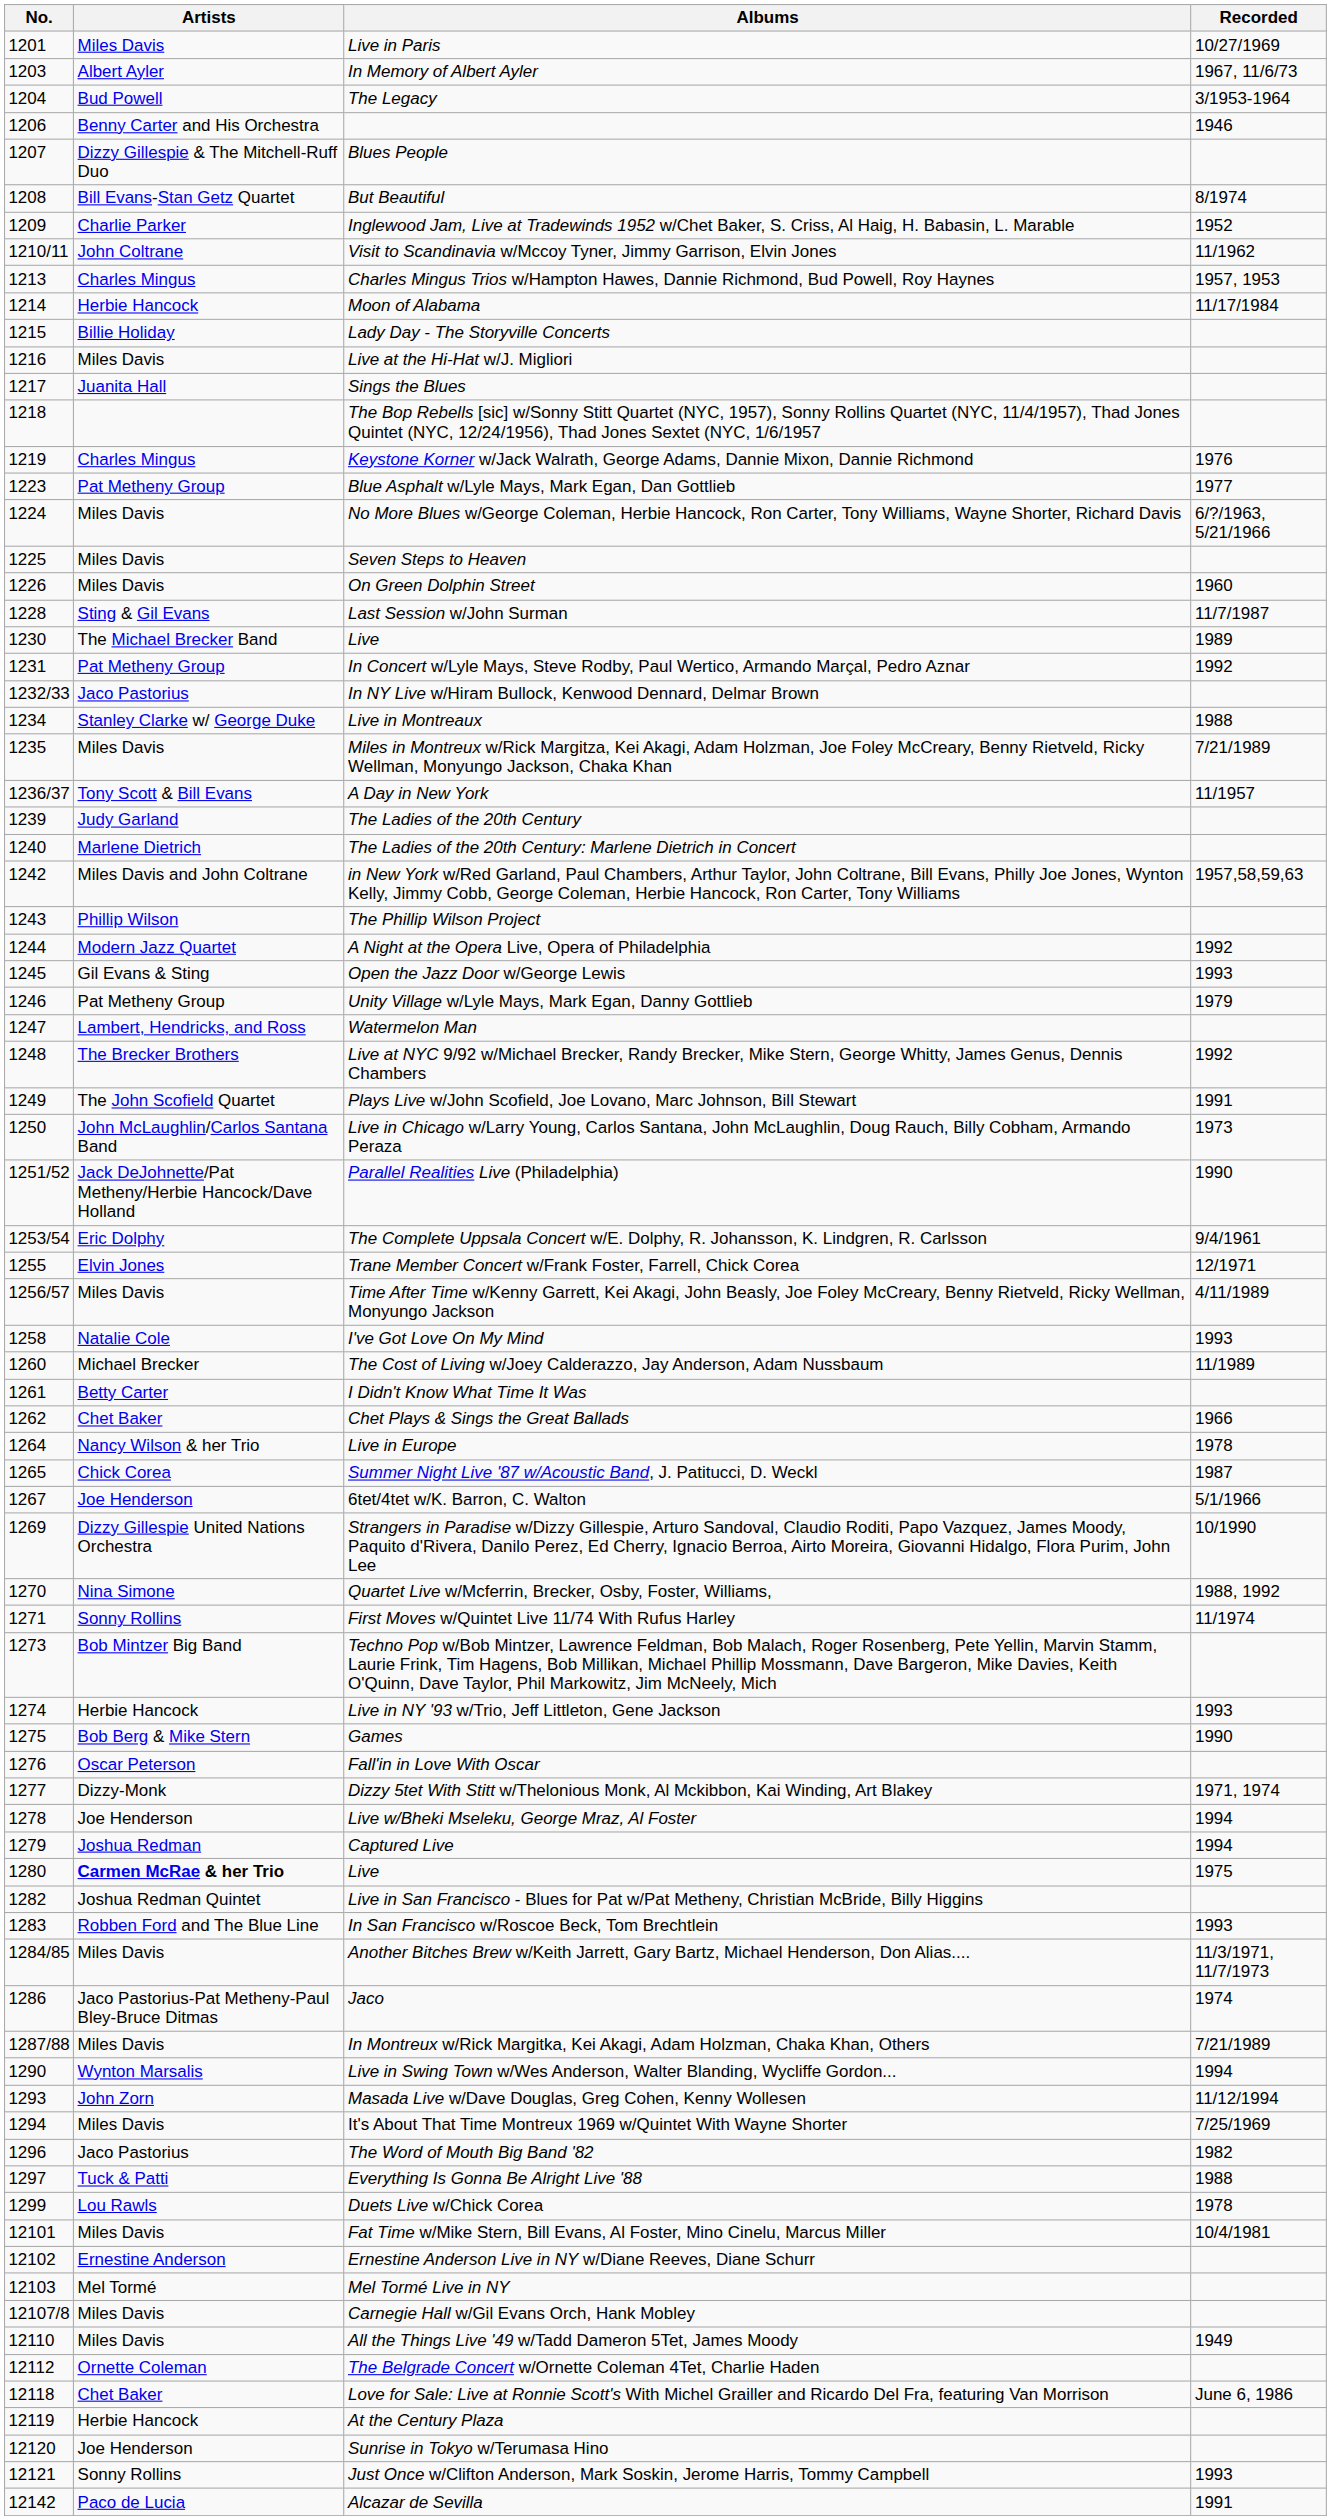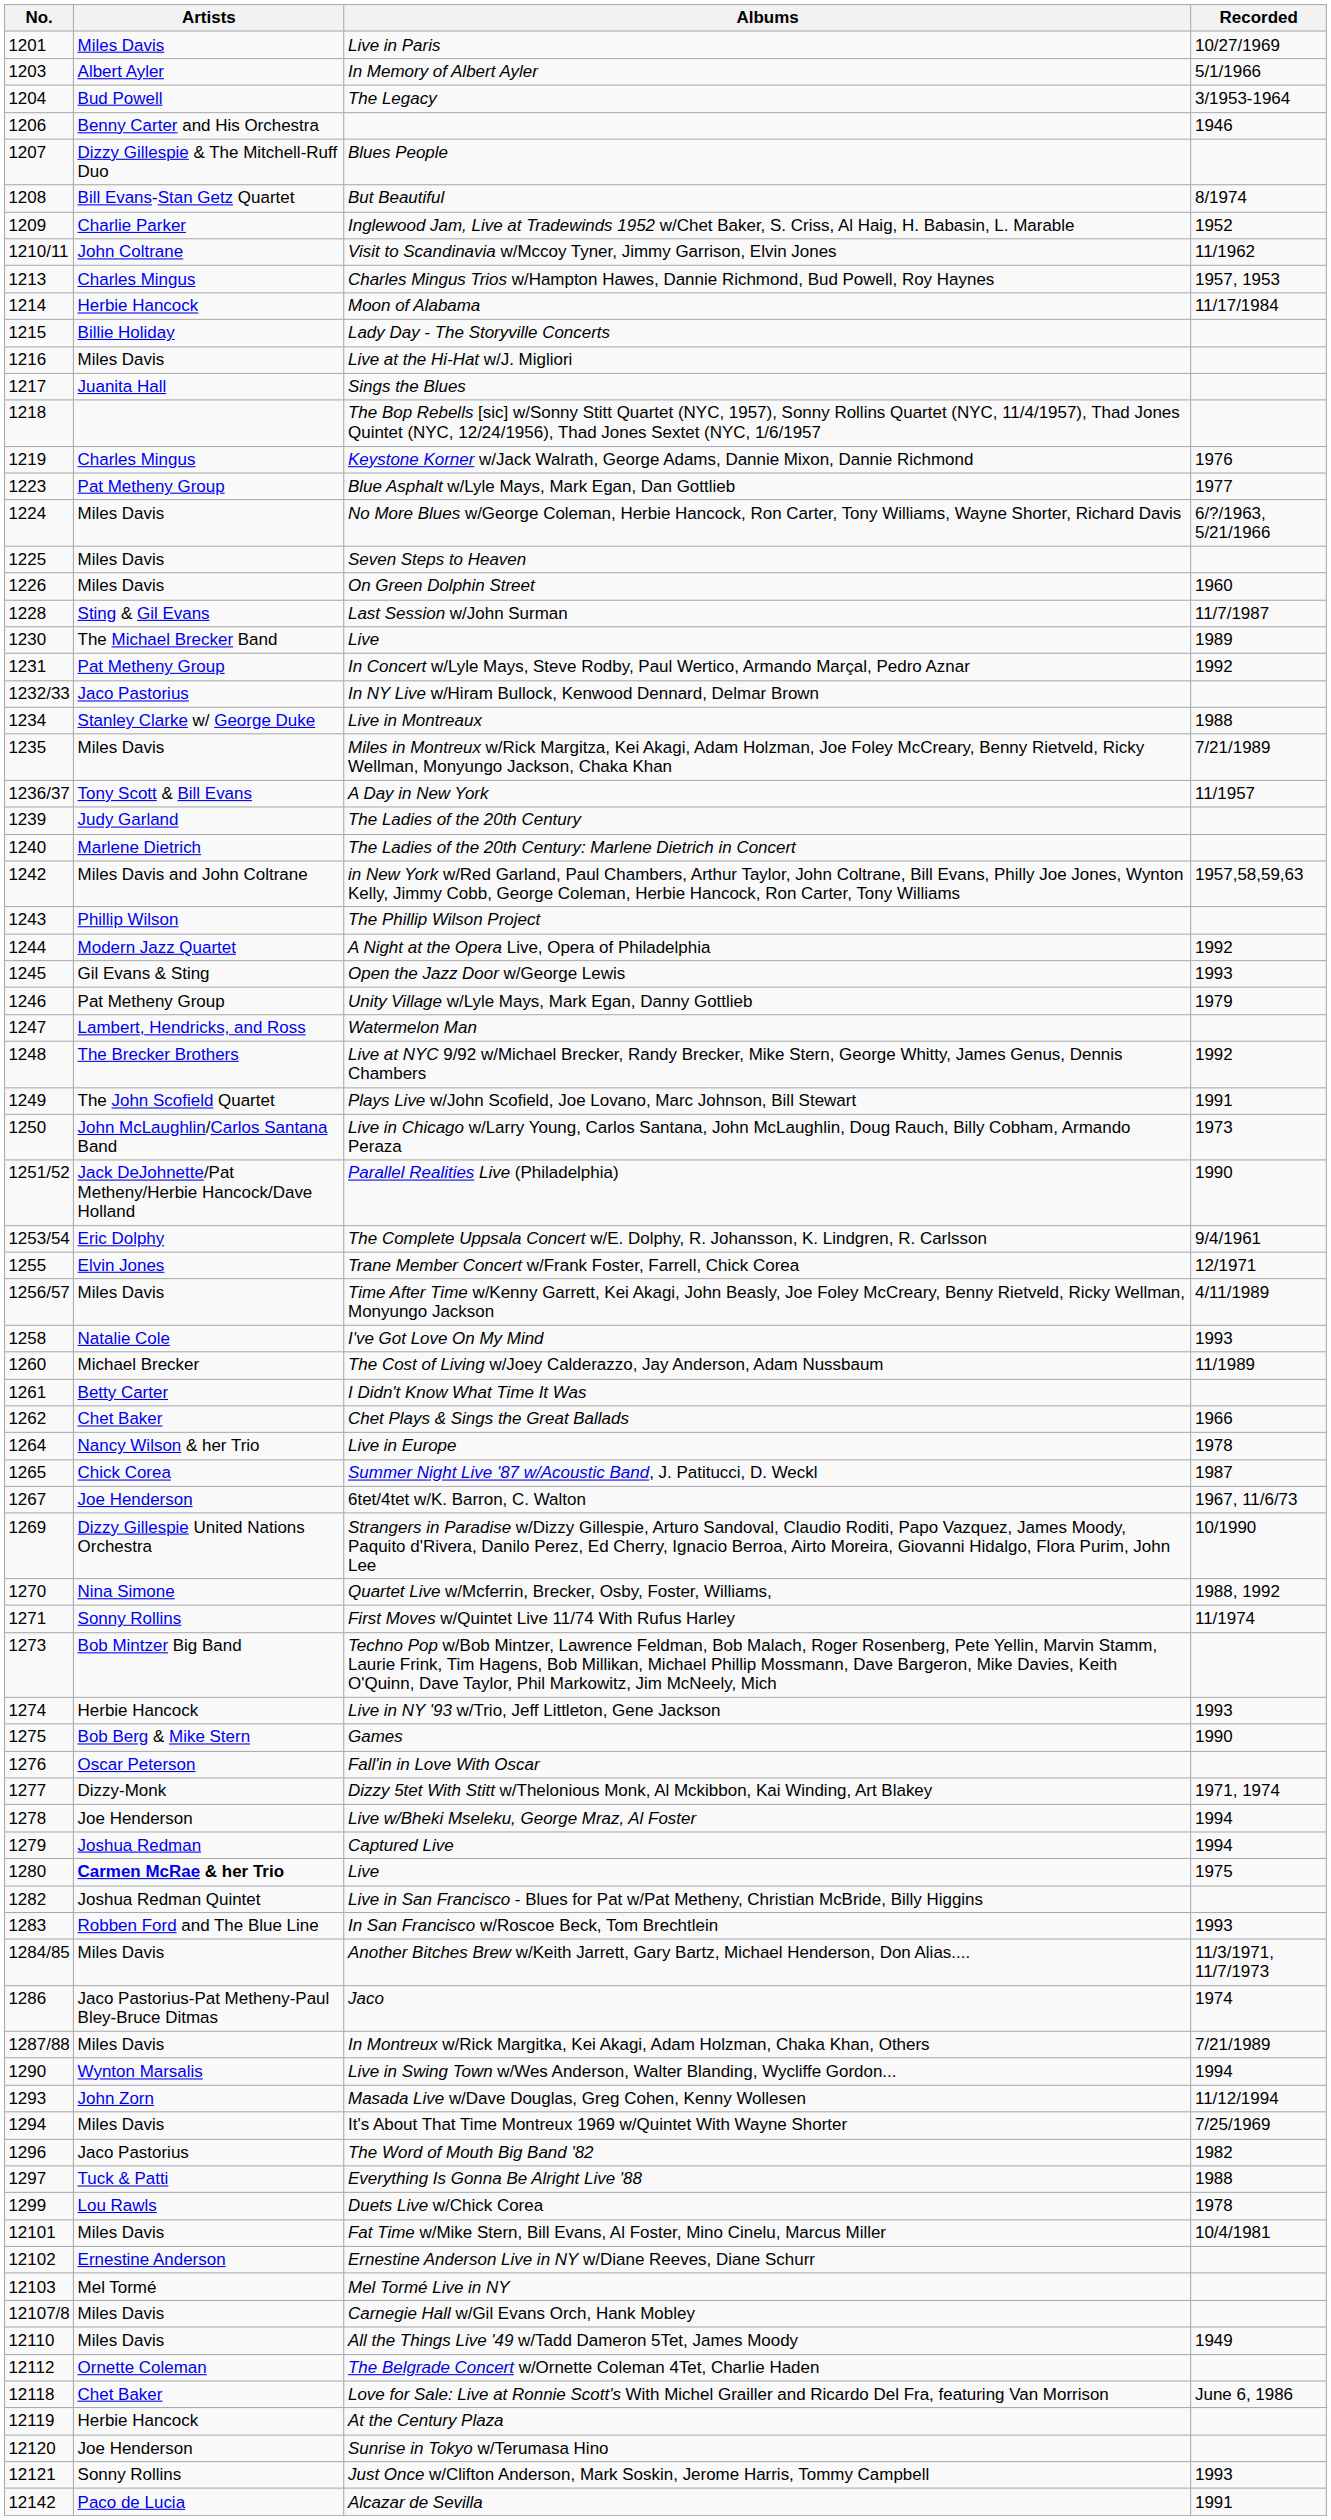(1246, 71) 1967, 11/6/73 -> (1228, 71) 5/1/1966
(1228, 1499) 5/1/1966 -> (1246, 1499) 1967, 11/6/73
